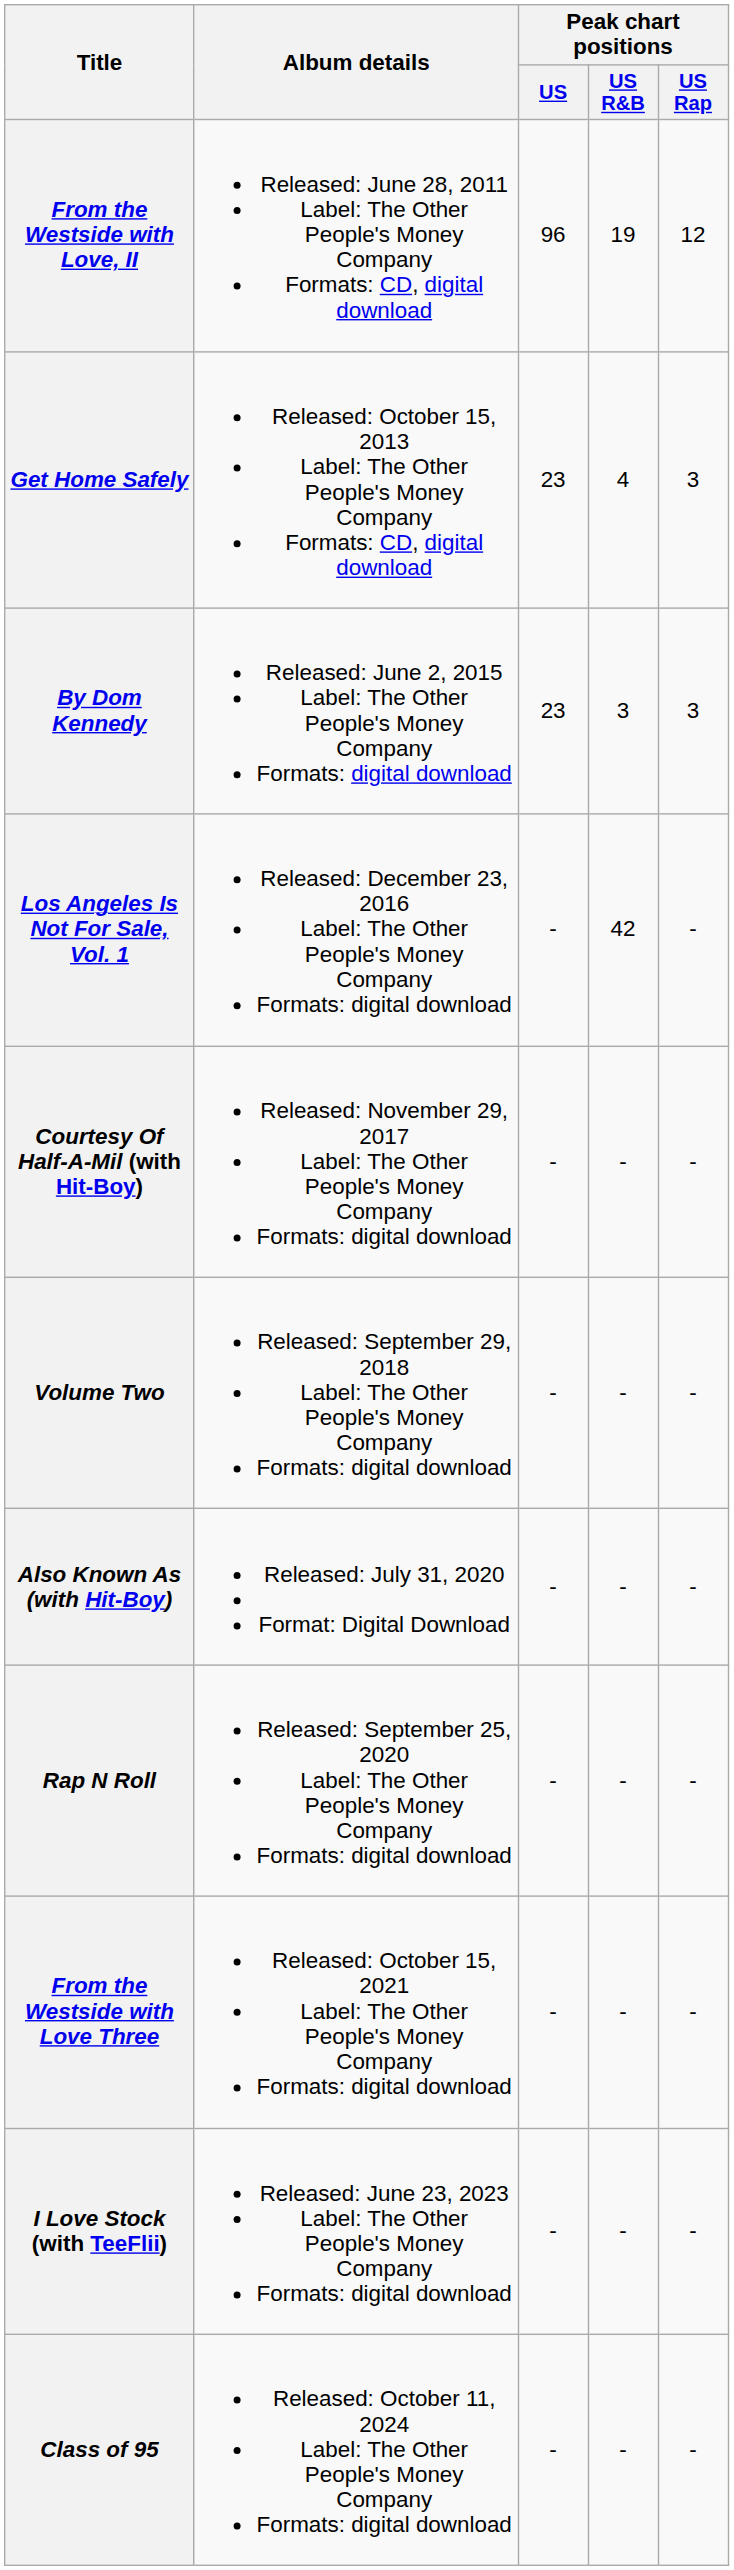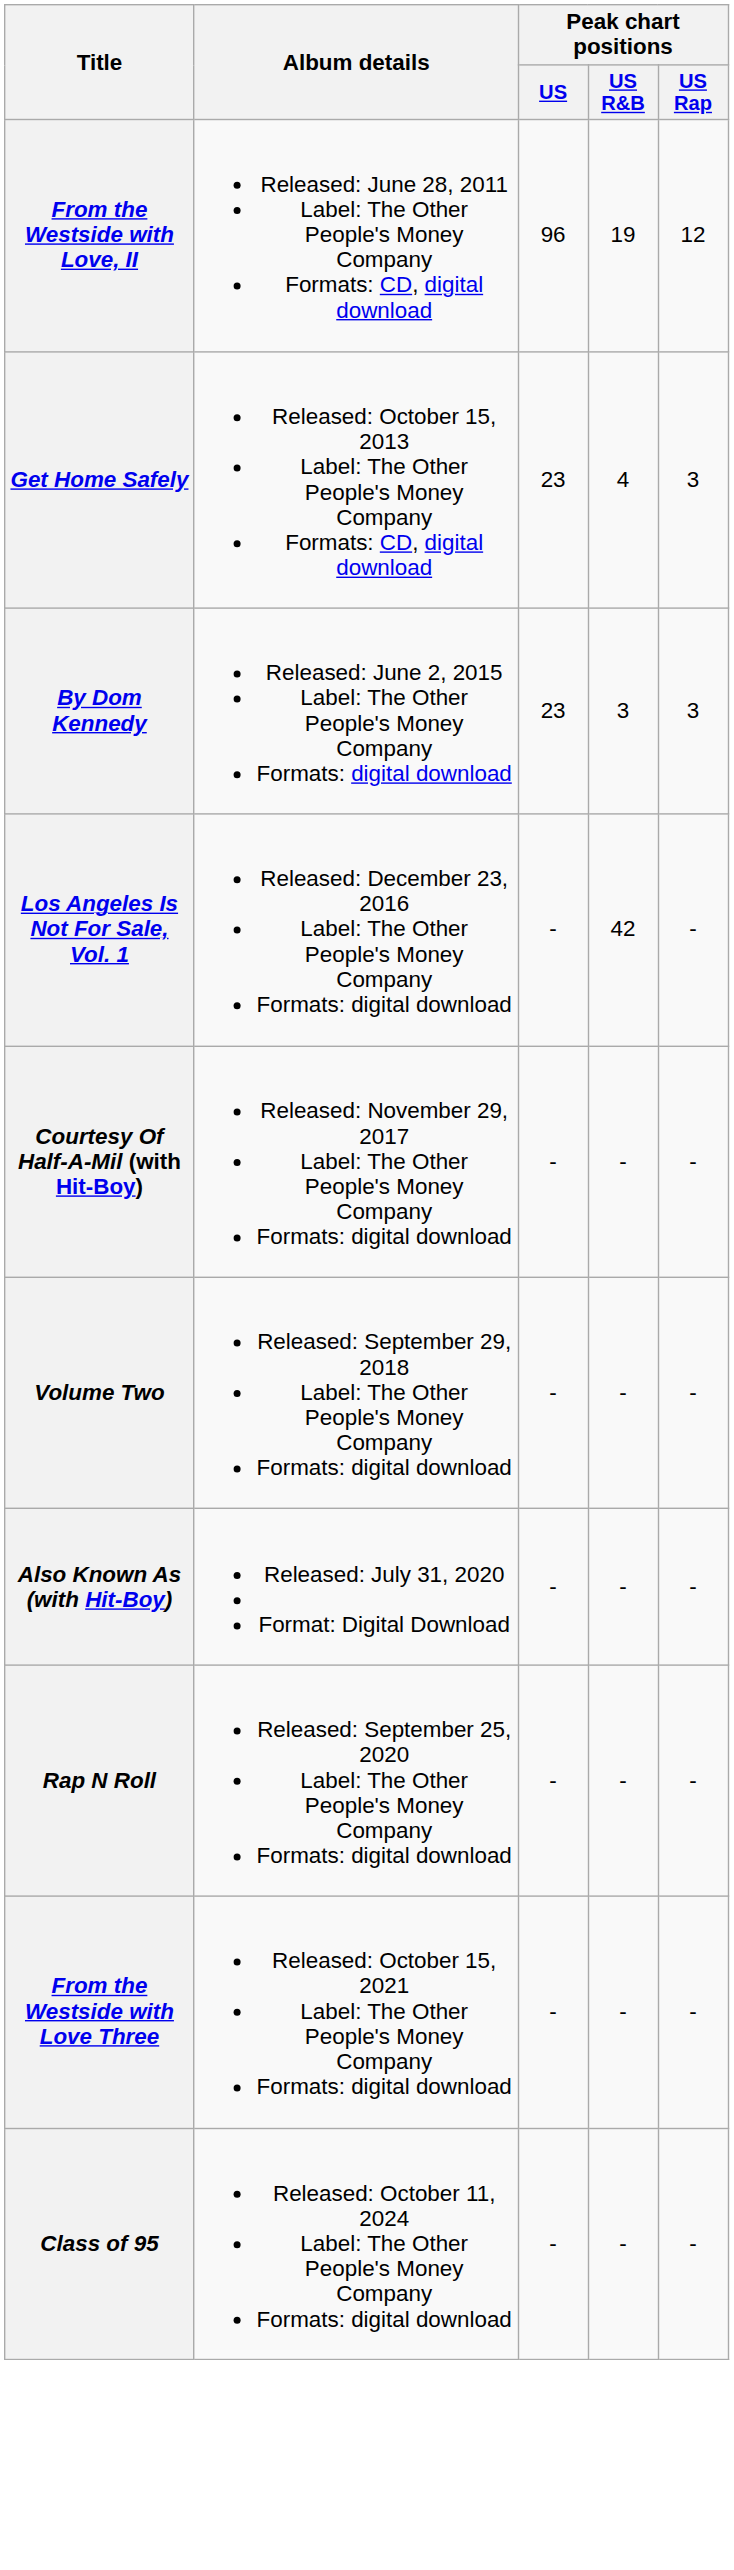- row: (99, 2230)
